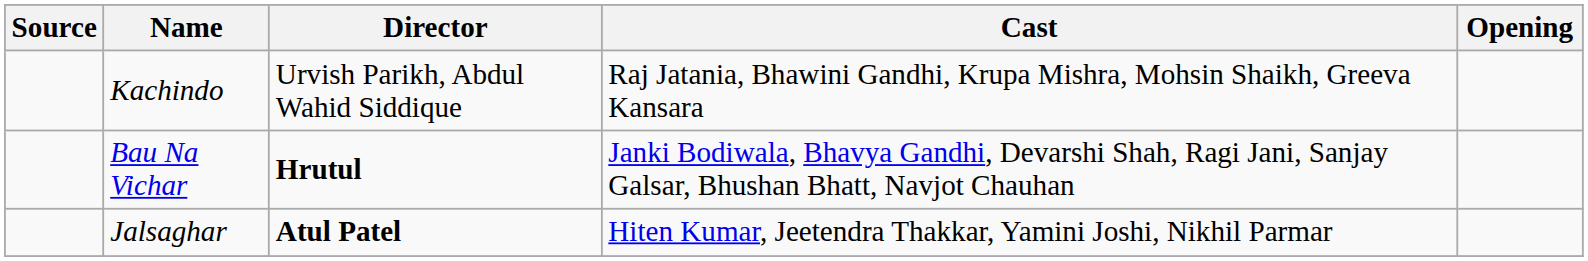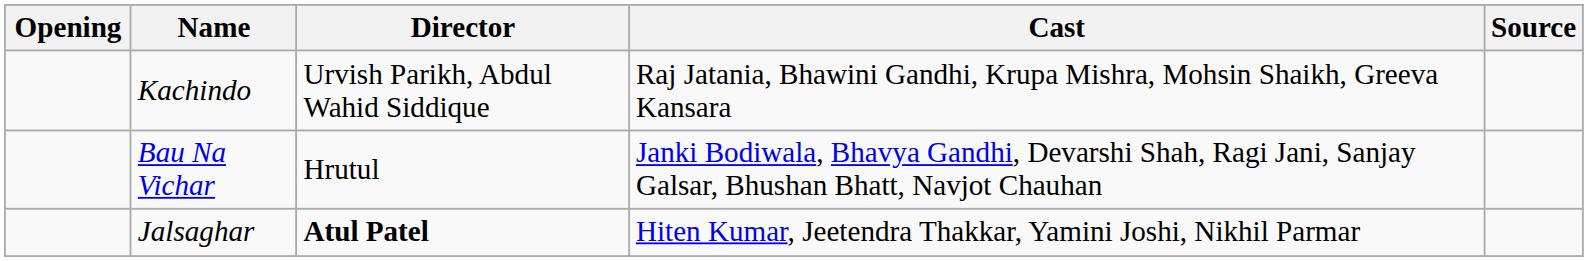columns swapped: (1520, 27) <-> (54, 27)
(319, 169) bold -> (341, 169) normal
